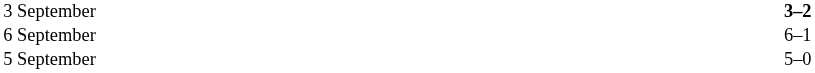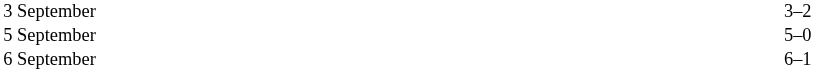(798, 11) bold -> (798, 11) normal
rows swapped: (50, 59) <-> (50, 35)
